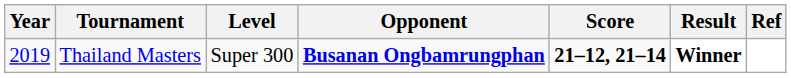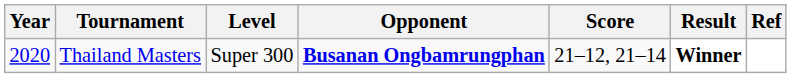(30, 55) 2019 -> (30, 55) 2020
(610, 55) bold -> (610, 55) normal
